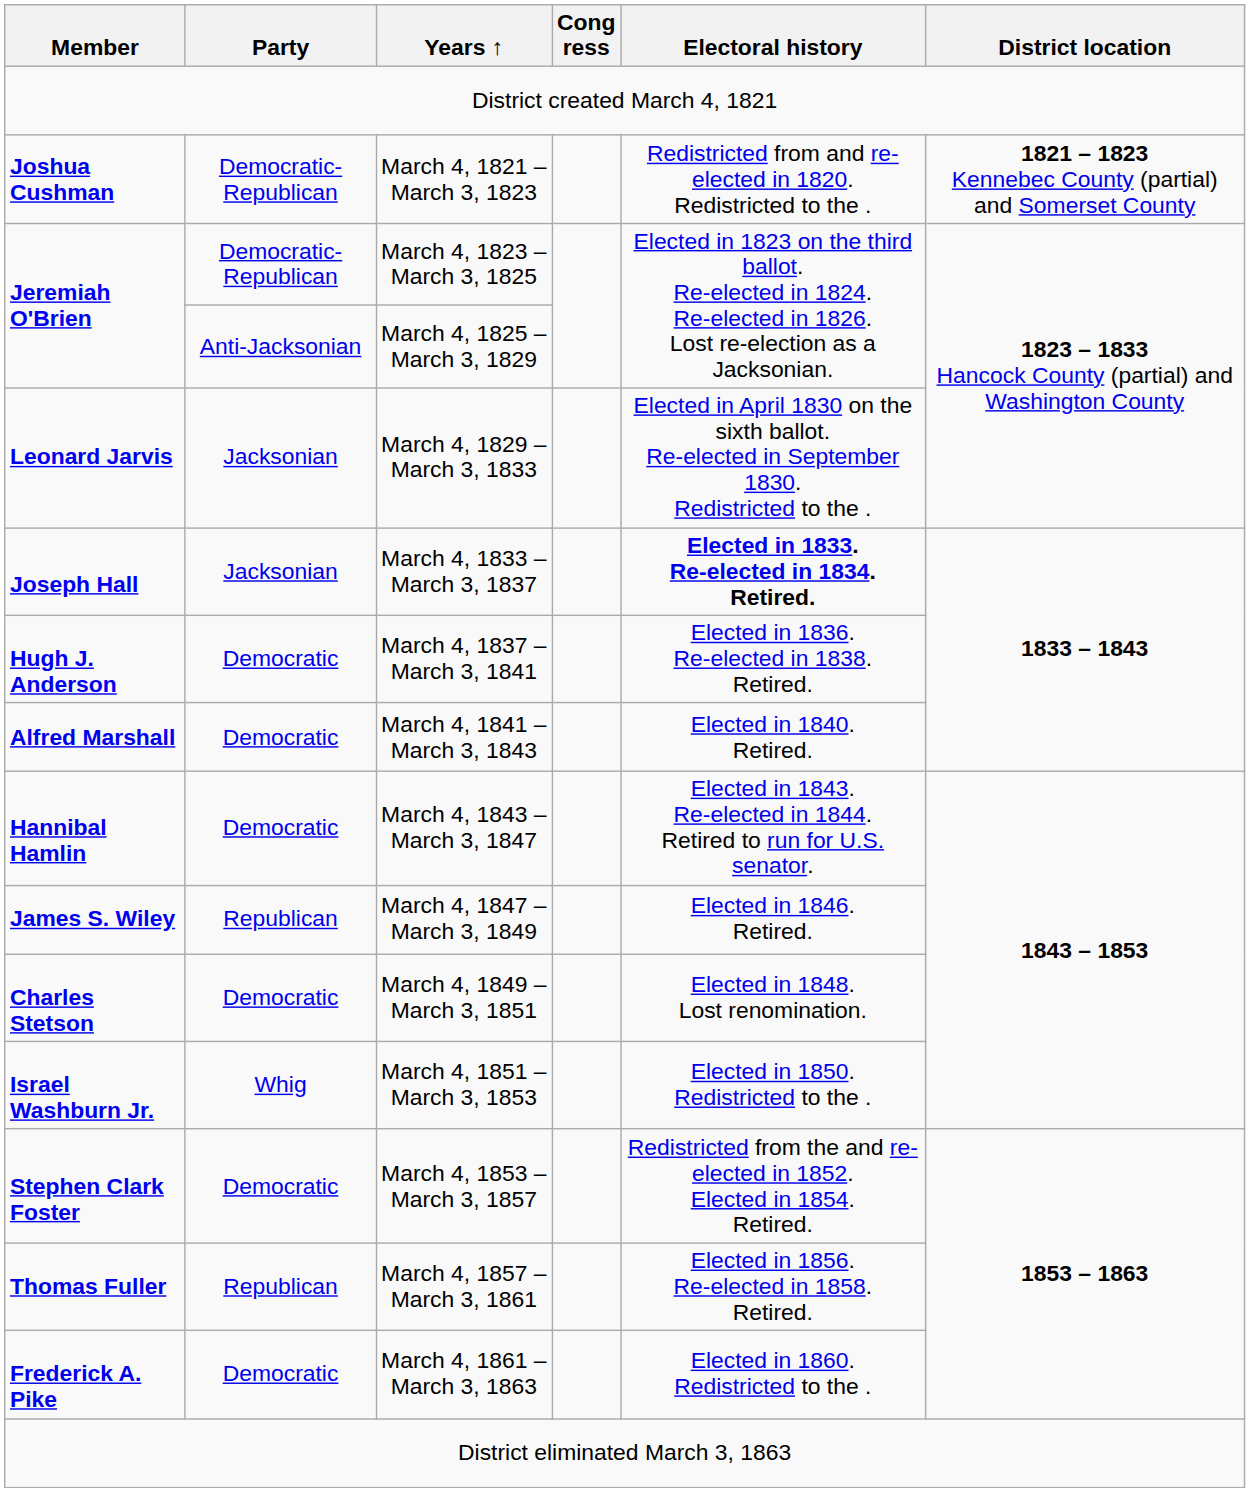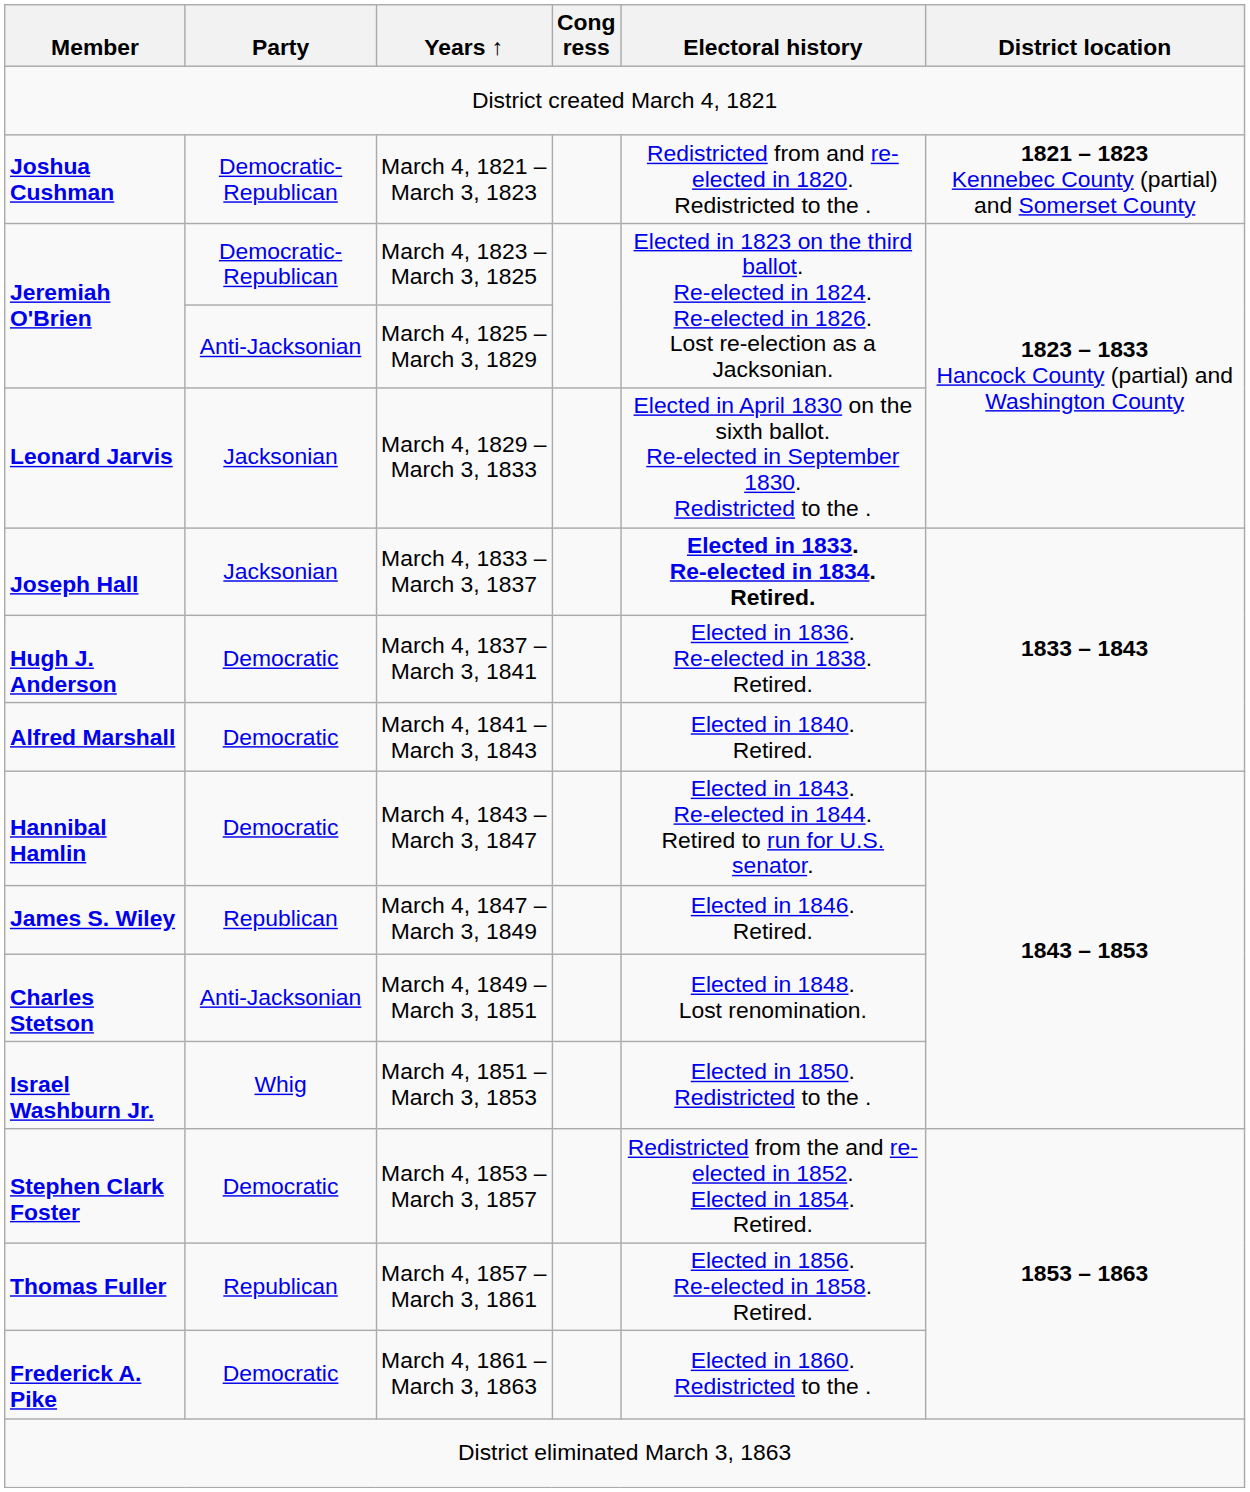(281, 997) Democratic -> (281, 997) Anti-Jacksonian
